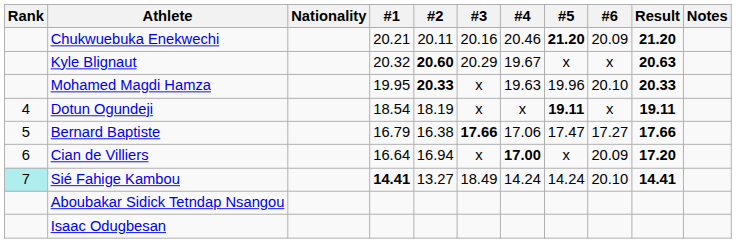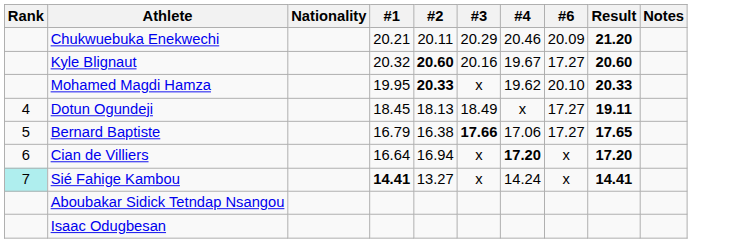- column: (566, 16)
(479, 39) 20.16 -> (479, 39) 20.29
(479, 62) 20.29 -> (479, 62) 20.16
(610, 62) x -> (566, 62) 17.27
(657, 62) 20.63 -> (614, 62) 20.60
(523, 86) 19.63 -> (523, 86) 19.62
(392, 109) 18.54 -> (392, 109) 18.45
(435, 109) 18.19 -> (435, 109) 18.13
(479, 109) x -> (479, 109) 18.49
(610, 109) x -> (566, 109) 17.27
(657, 132) 17.66 -> (614, 132) 17.65
(523, 156) 17.00 -> (523, 156) 17.20
(610, 156) 20.09 -> (566, 156) x
(479, 179) 18.49 -> (479, 179) x
(610, 179) 20.10 -> (566, 179) x
